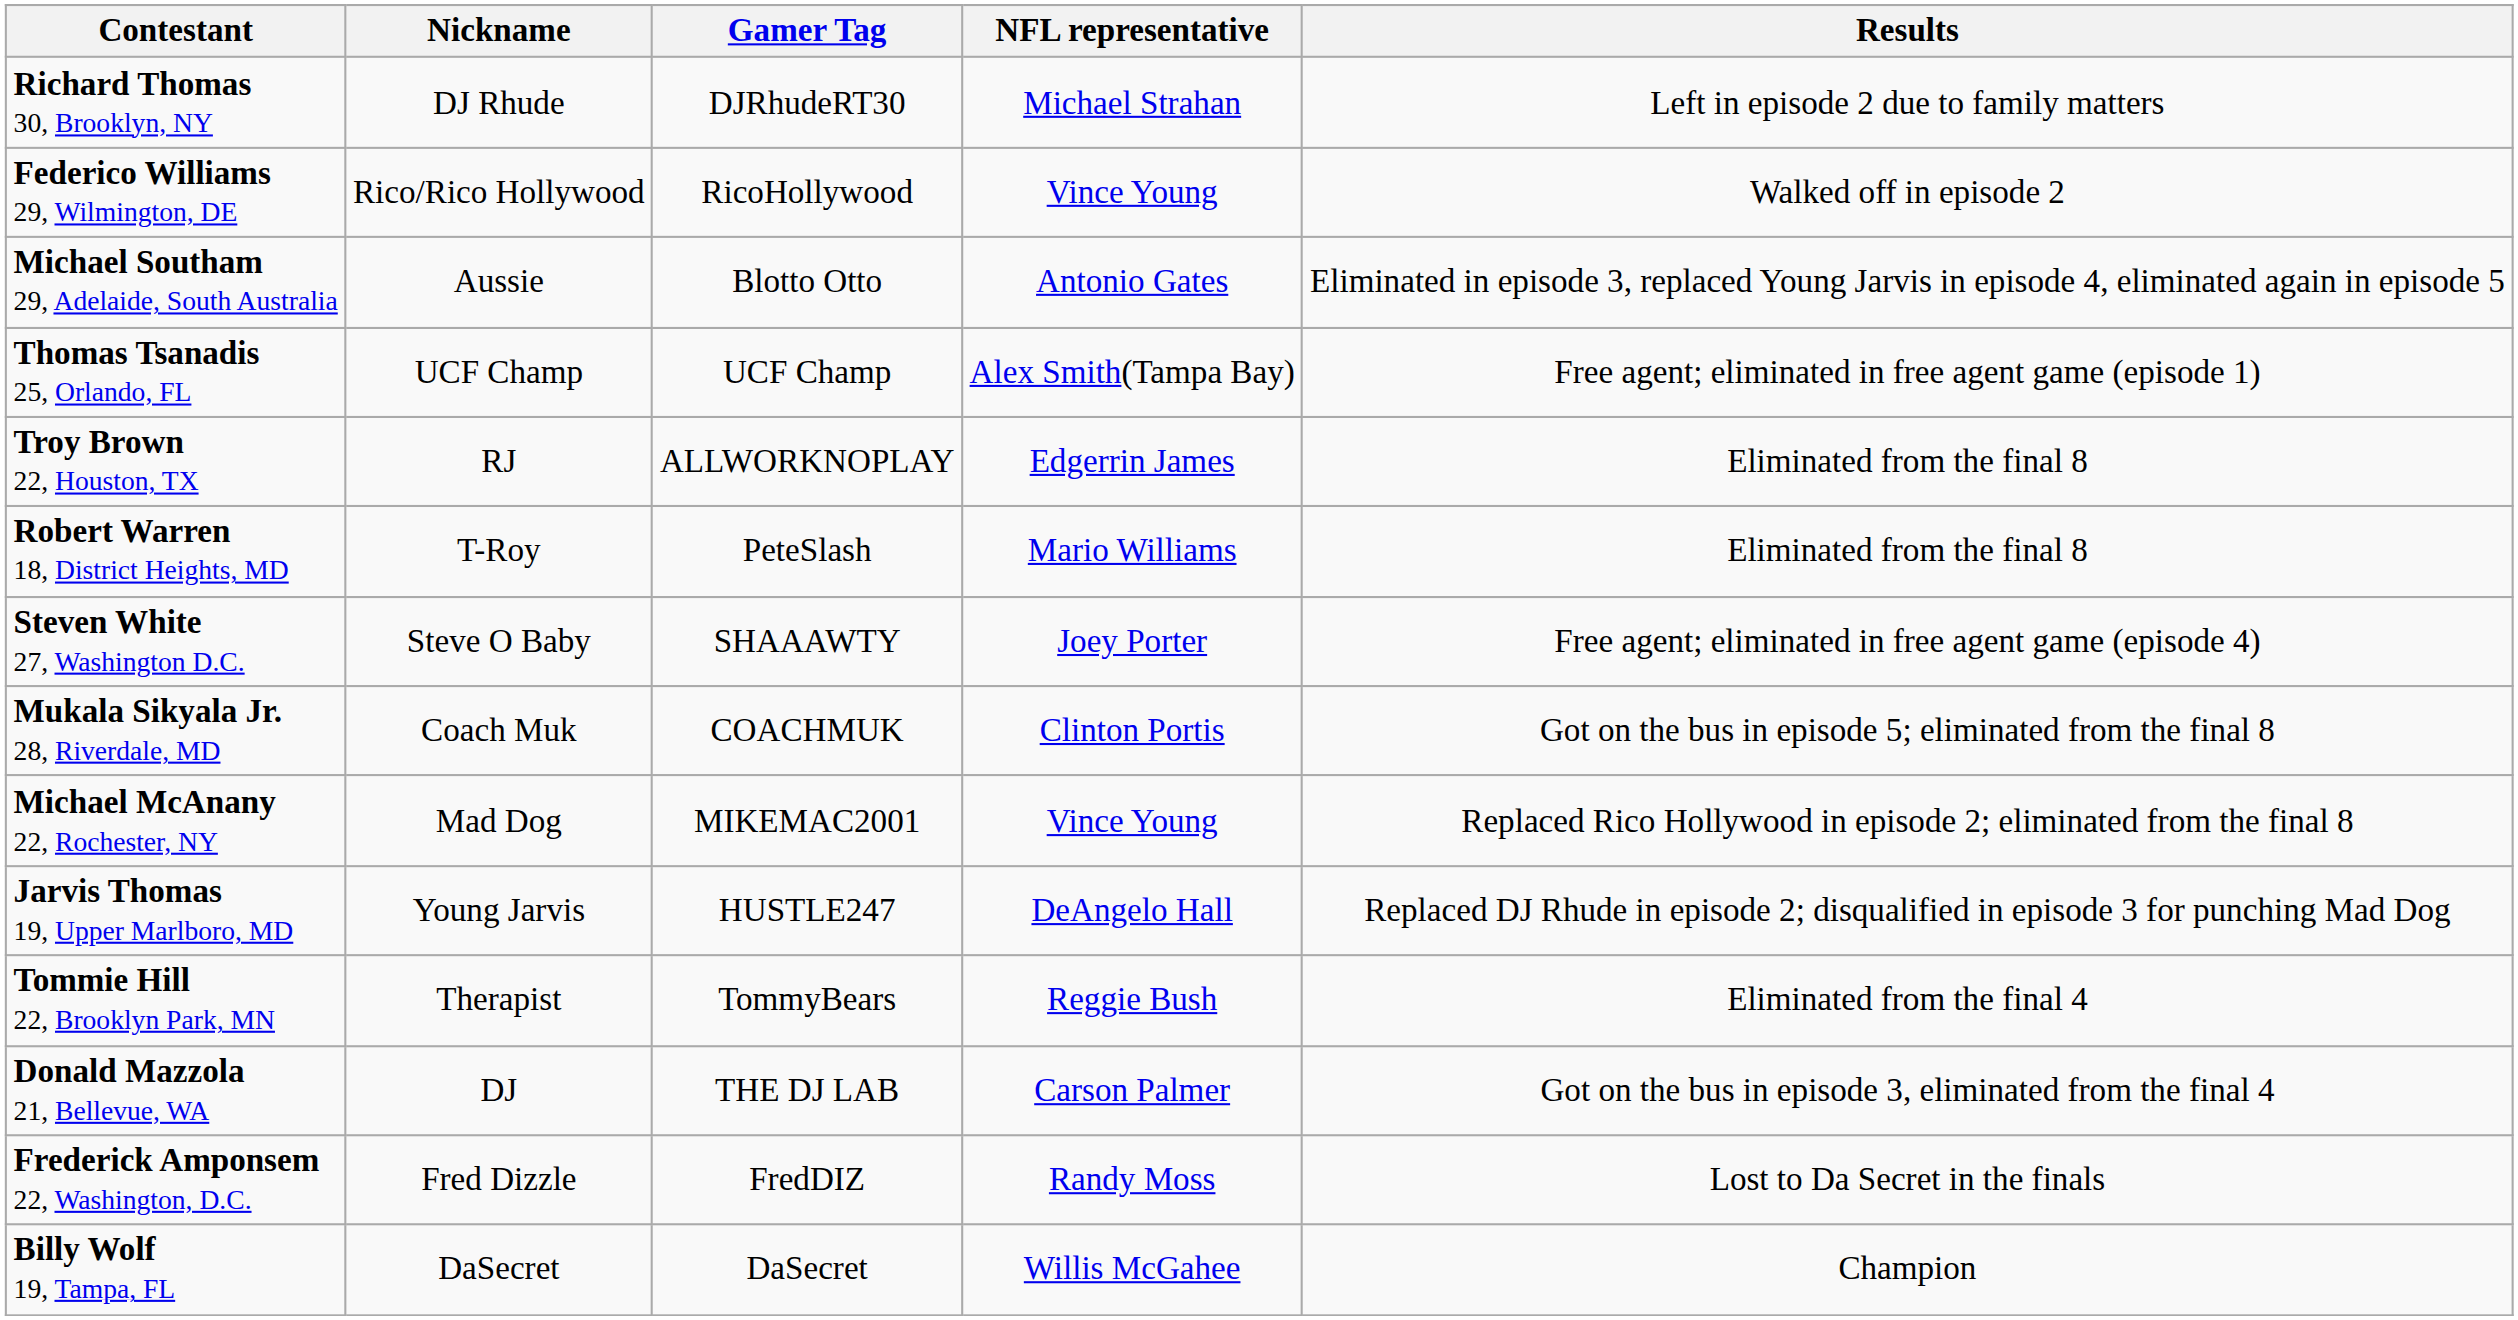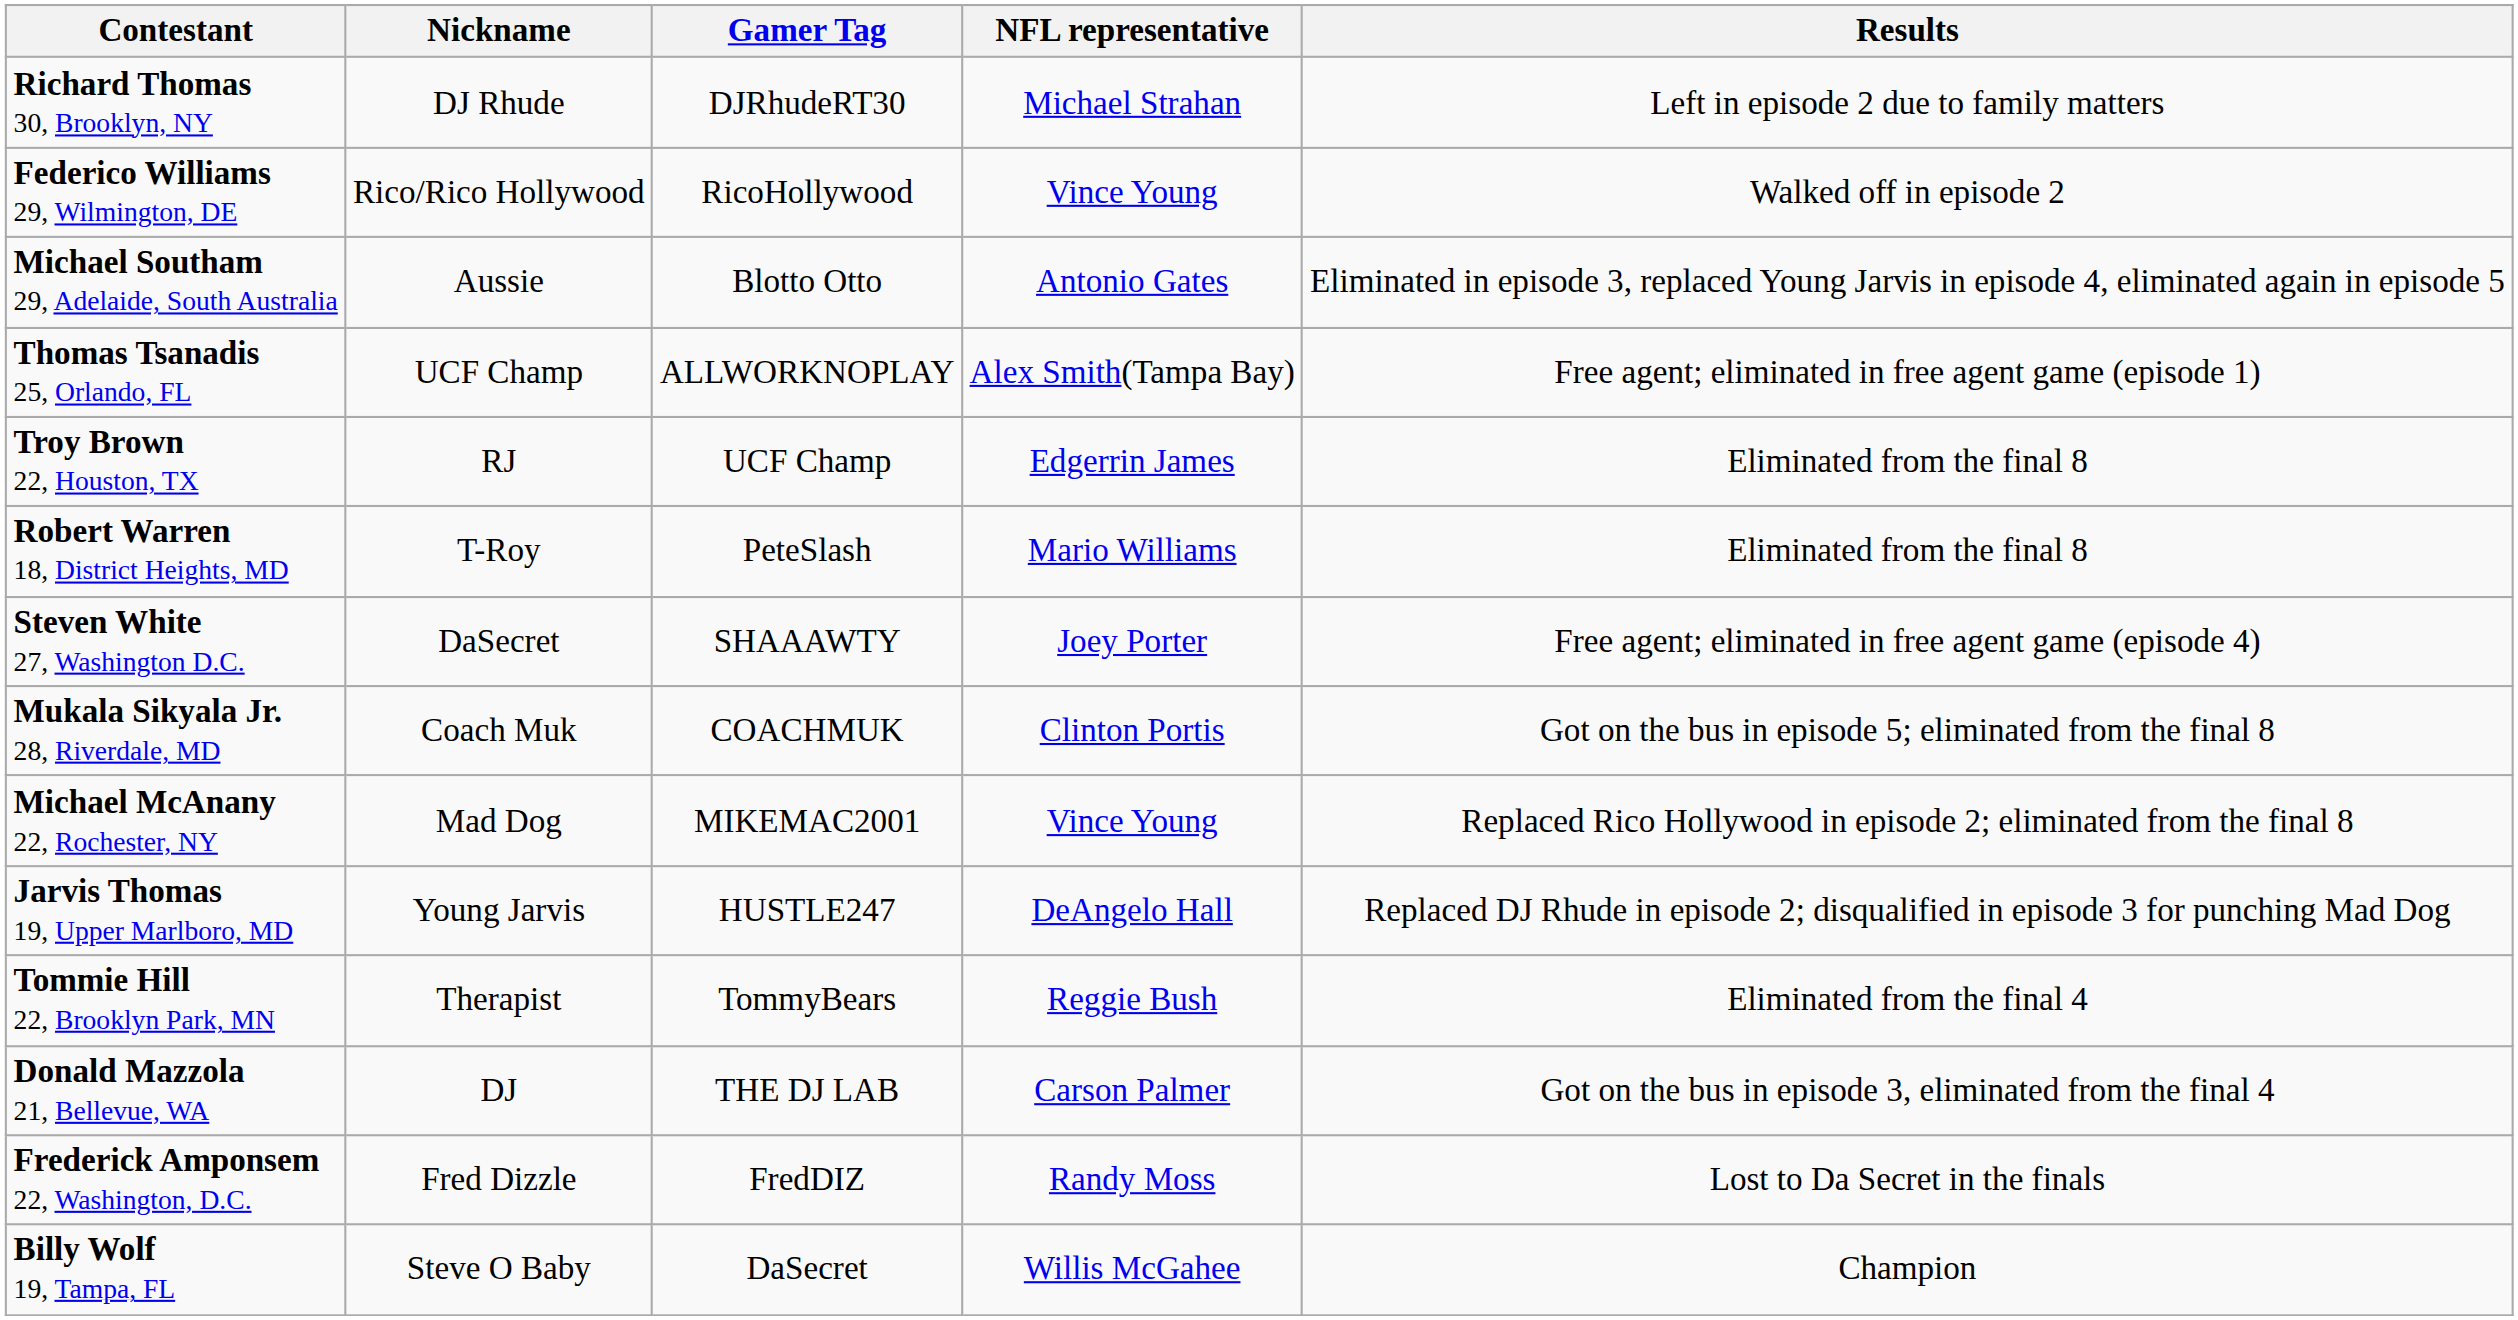(807, 371) UCF Champ -> (807, 371) ALLWORKNOPLAY
(807, 461) ALLWORKNOPLAY -> (807, 461) UCF Champ
(499, 640) Steve O Baby -> (499, 640) DaSecret
(499, 1269) DaSecret -> (499, 1269) Steve O Baby
